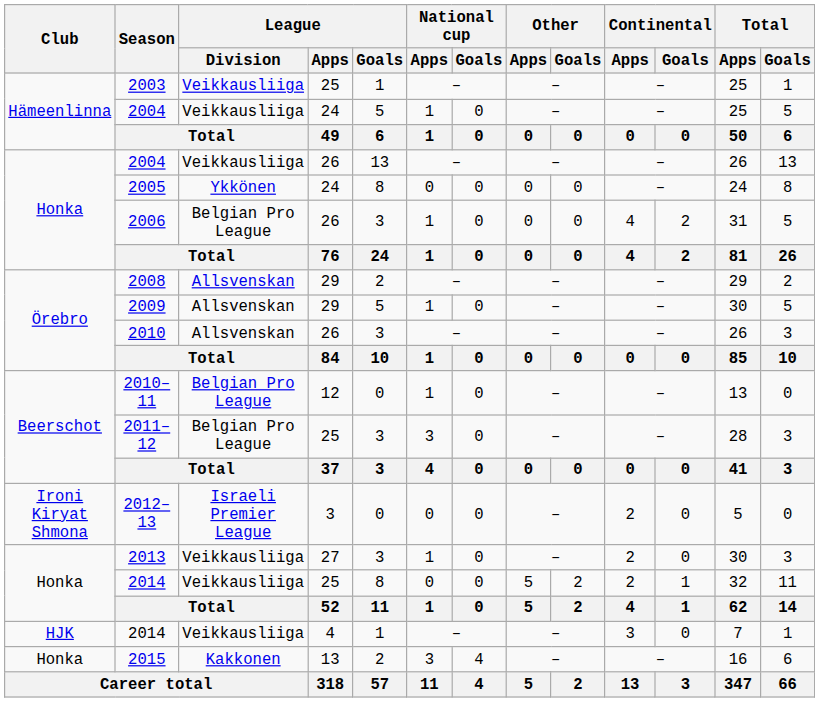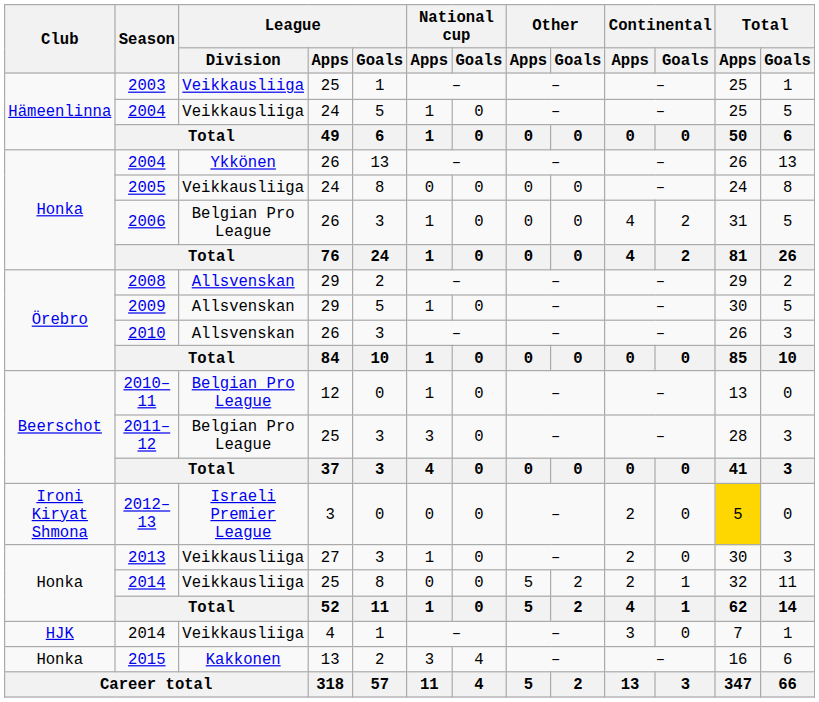(243, 162) Veikkausliiga -> (243, 162) Ykkönen
(243, 188) Ykkönen -> (243, 188) Veikkausliiga
(738, 514) no background -> (738, 514) gold background
